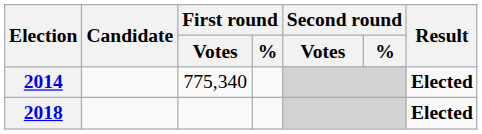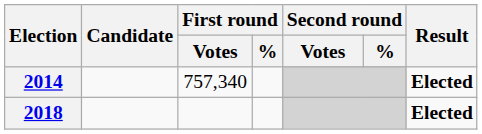(215, 81) 775,340 -> (215, 81) 757,340
